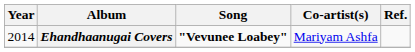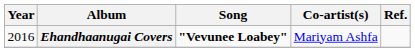(21, 36) 2014 -> (21, 36) 2016
